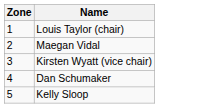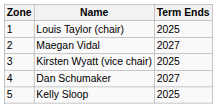+ column: (183, 12)
